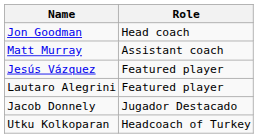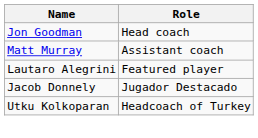- row: (51, 69)
